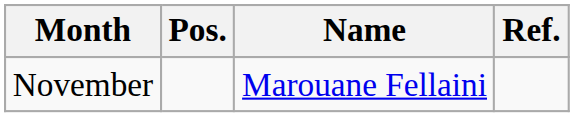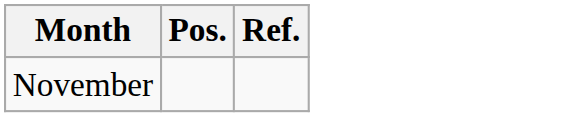- column: (365, 30)
